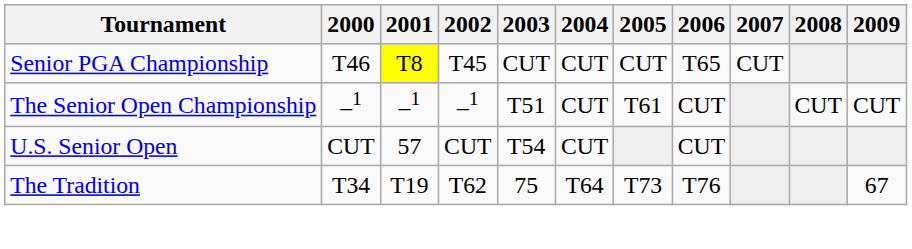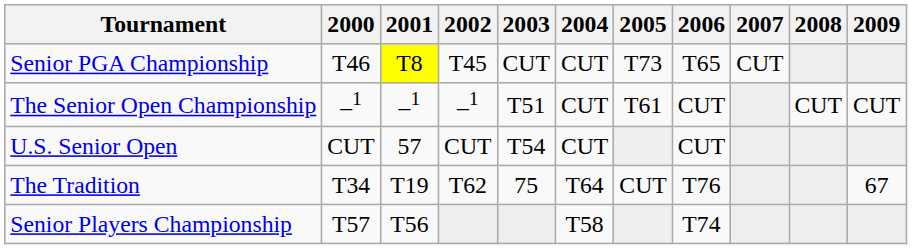(643, 63) CUT -> (643, 63) T73
(643, 185) T73 -> (643, 185) CUT
+ row: (151, 224)
